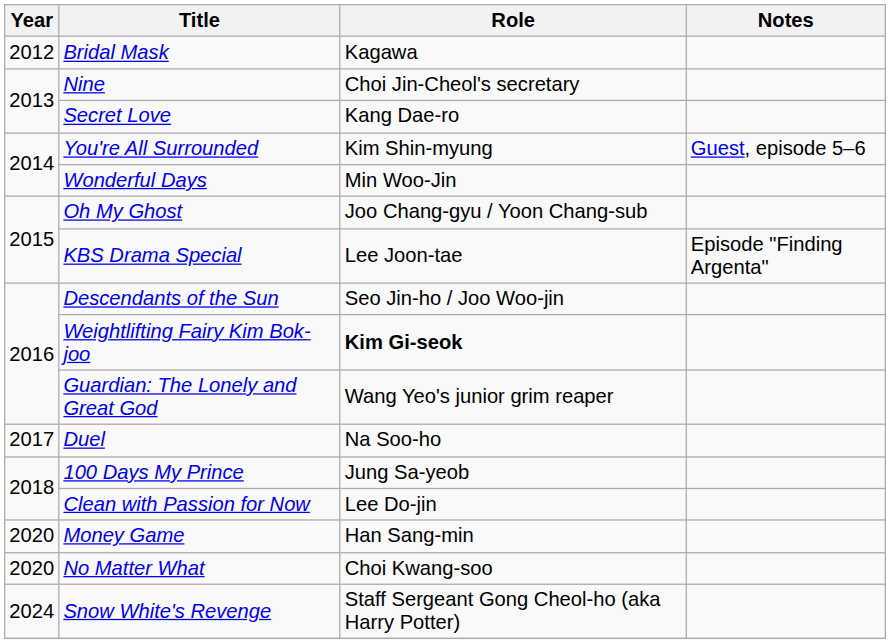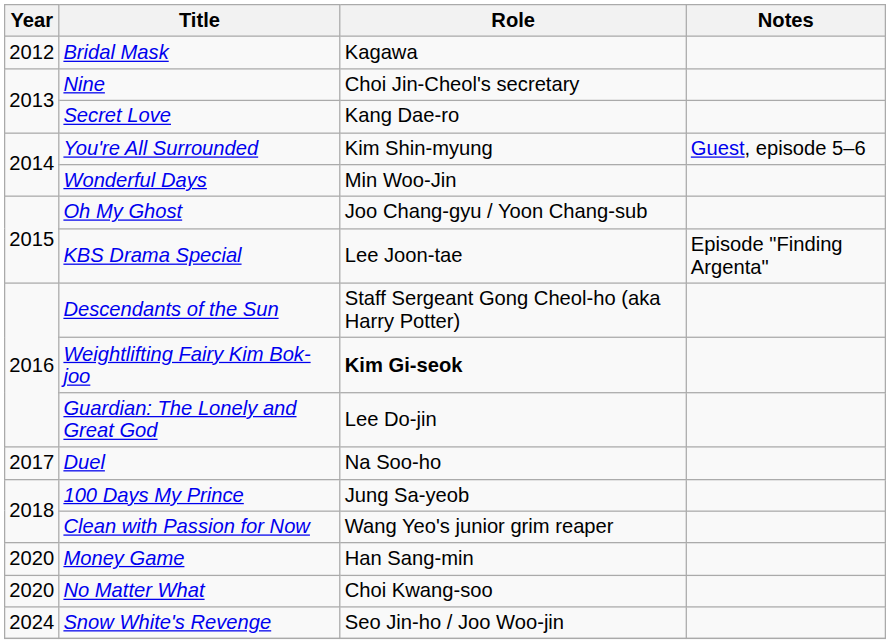(454, 298) Seo Jin-ho / Joo Woo-jin -> (503, 310) Staff Sergeant Gong Cheol-ho (aka Harry Potter)
(479, 396) Wang Yeo's junior grim reaper -> (391, 419) Lee Do-jin
(391, 504) Lee Do-jin -> (479, 526) Wang Yeo's junior grim reaper
(503, 611) Staff Sergeant Gong Cheol-ho (aka Harry Potter) -> (454, 622) Seo Jin-ho / Joo Woo-jin
